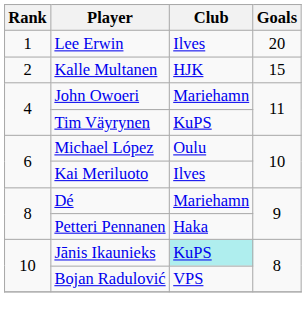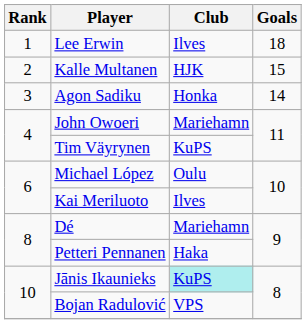(277, 43) 20 -> (277, 43) 18
+ row: (98, 95)
